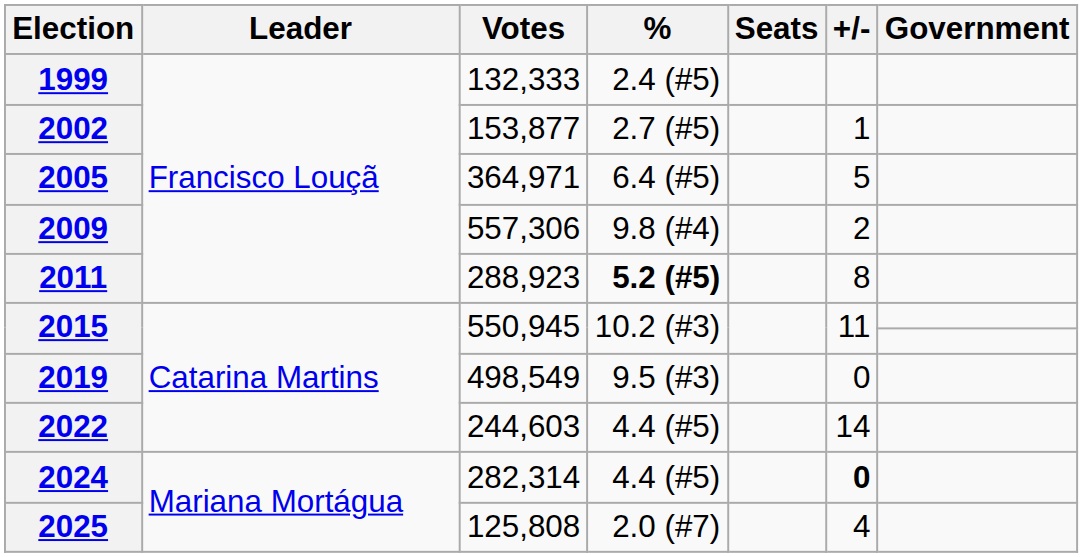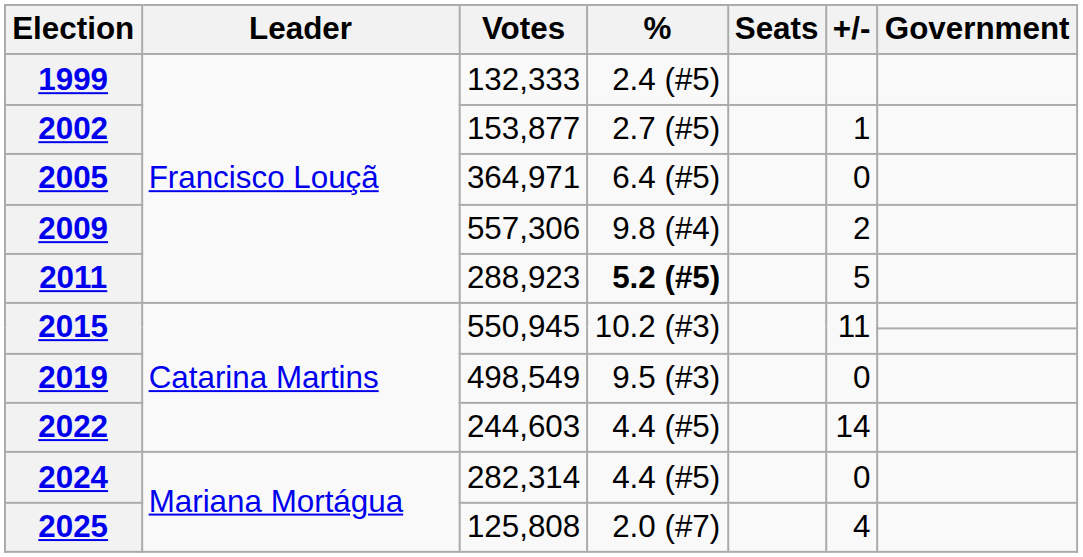(862, 178) 5 -> (862, 178) 0
(862, 278) 8 -> (862, 278) 5
(862, 476) bold -> (862, 476) normal
